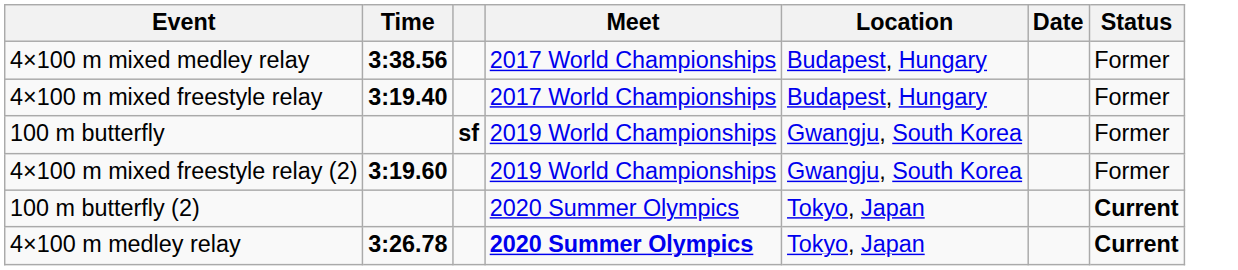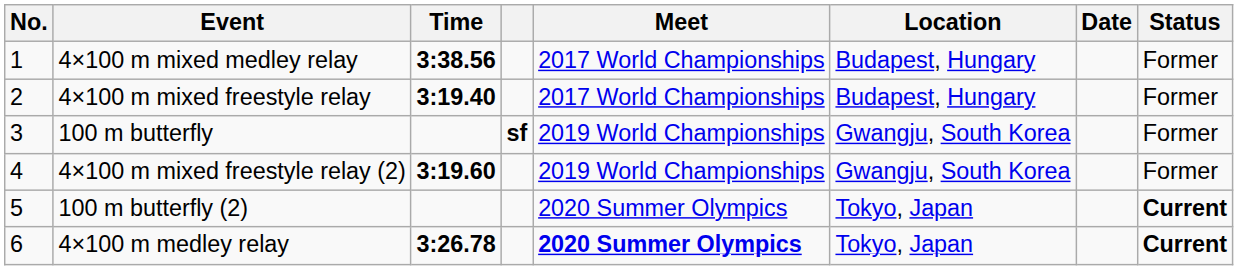+ column: (29, 23)
